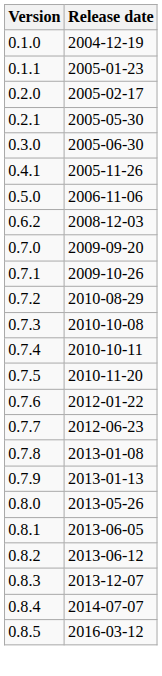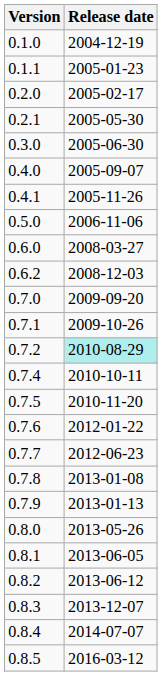+ row: (24, 171)
+ row: (24, 247)
(106, 299) no background -> (106, 350) paleturquoise background
- row: (24, 324)
